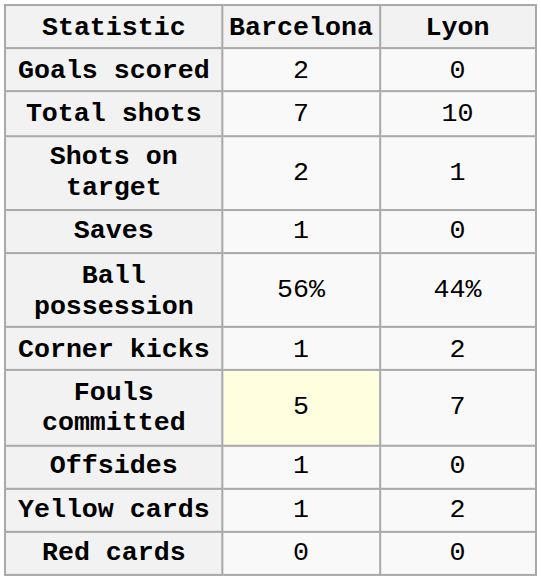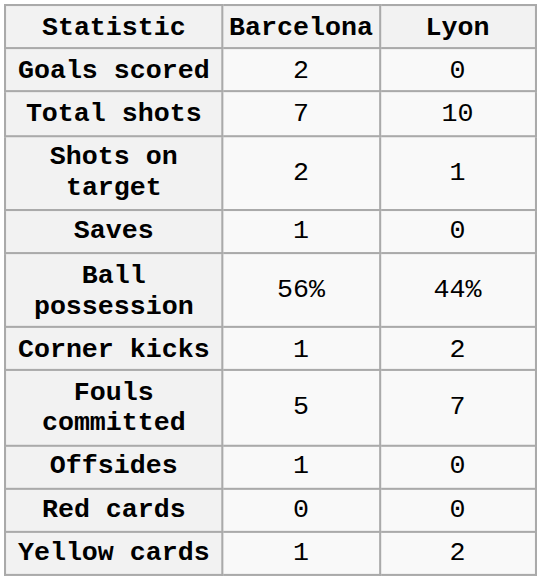(301, 408) lightyellow background -> (301, 408) no background
rows swapped: (114, 510) <-> (114, 553)
